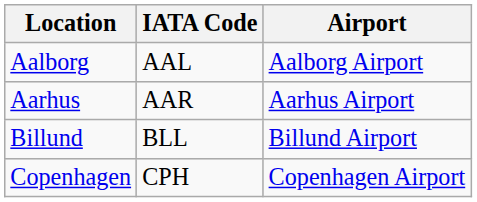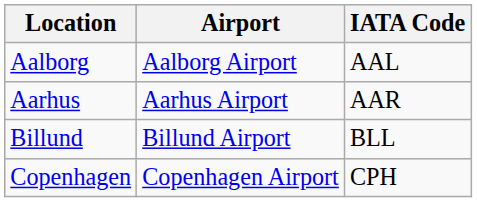columns swapped: (367, 23) <-> (200, 23)
